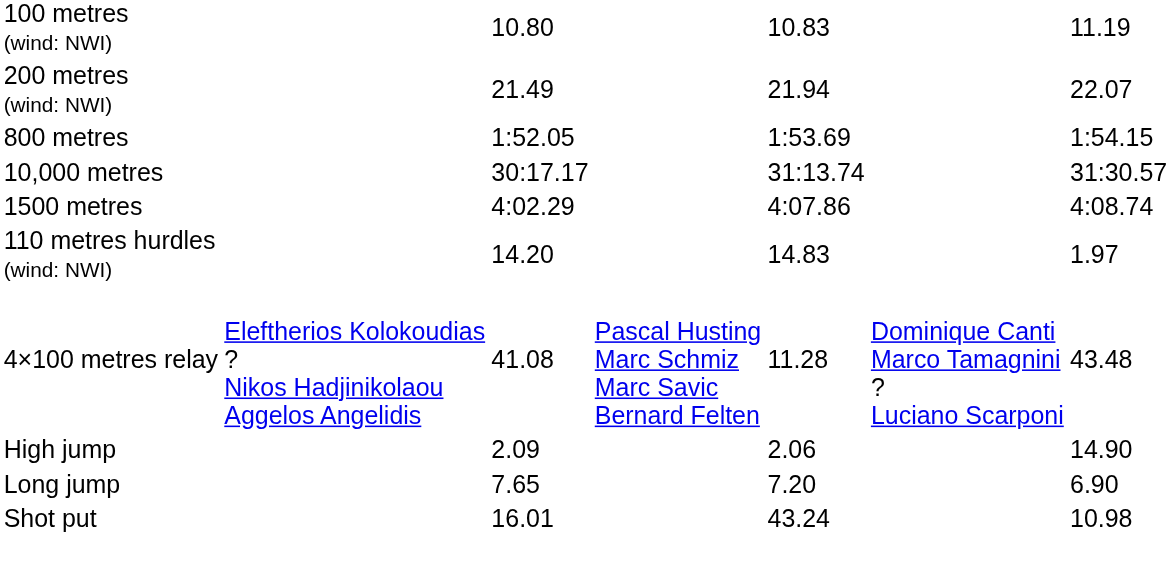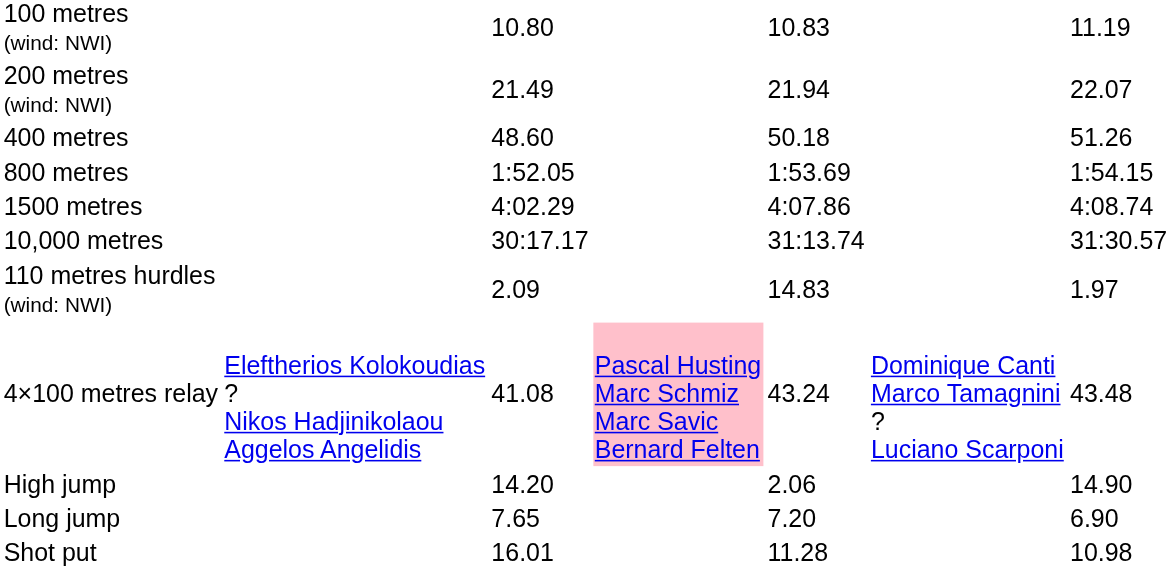+ row: (66, 138)
rows swapped: (73, 206) <-> (83, 172)
(523, 255) 14.20 -> (516, 289) 2.09
(678, 373) no background -> (678, 408) pink background
(798, 359) 11.28 -> (799, 394) 43.24
(516, 450) 2.09 -> (523, 484) 14.20
(799, 518) 43.24 -> (798, 553) 11.28
